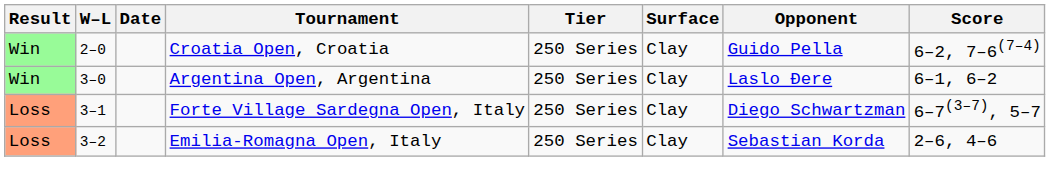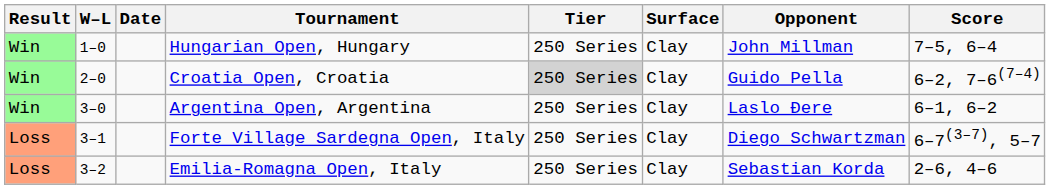+ row: (290, 47)
(586, 49) no background -> (586, 78) lightgrey background
